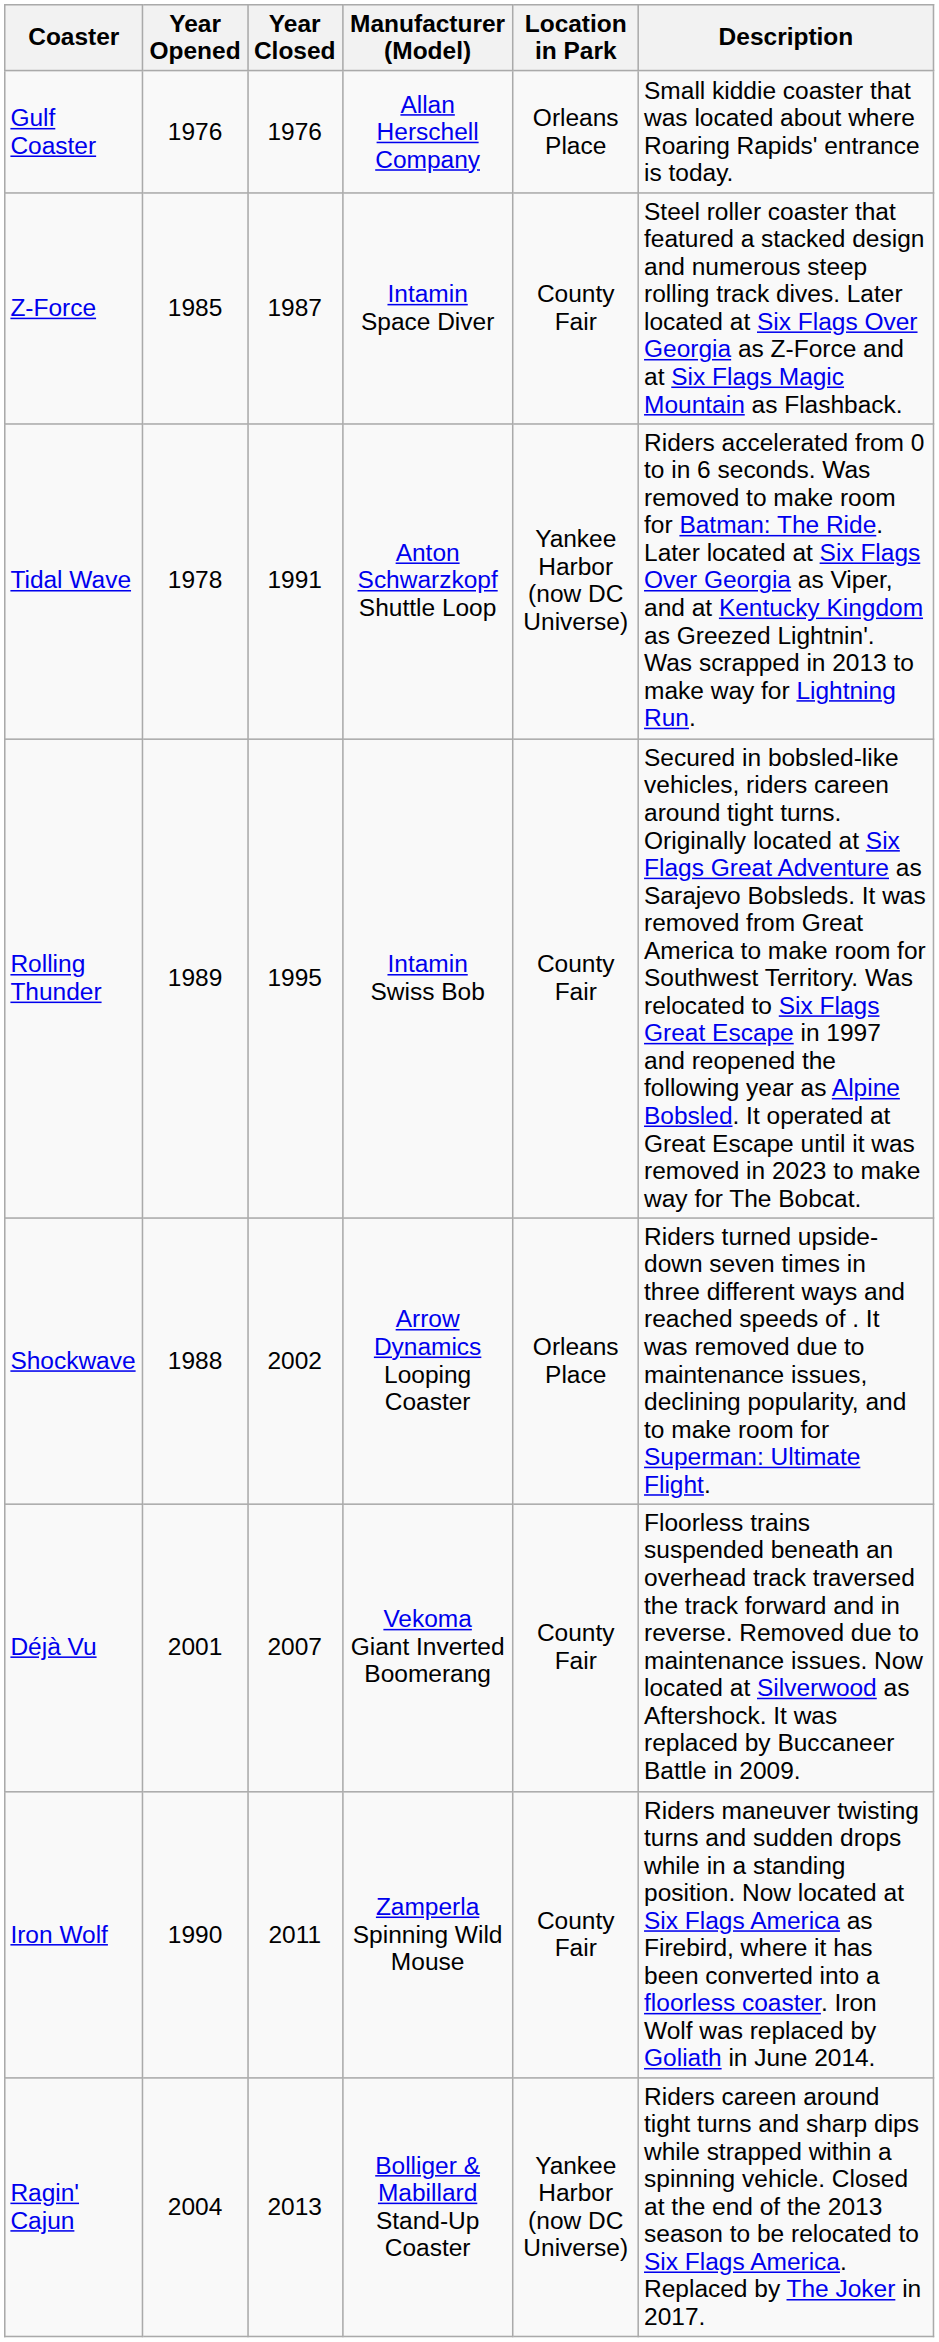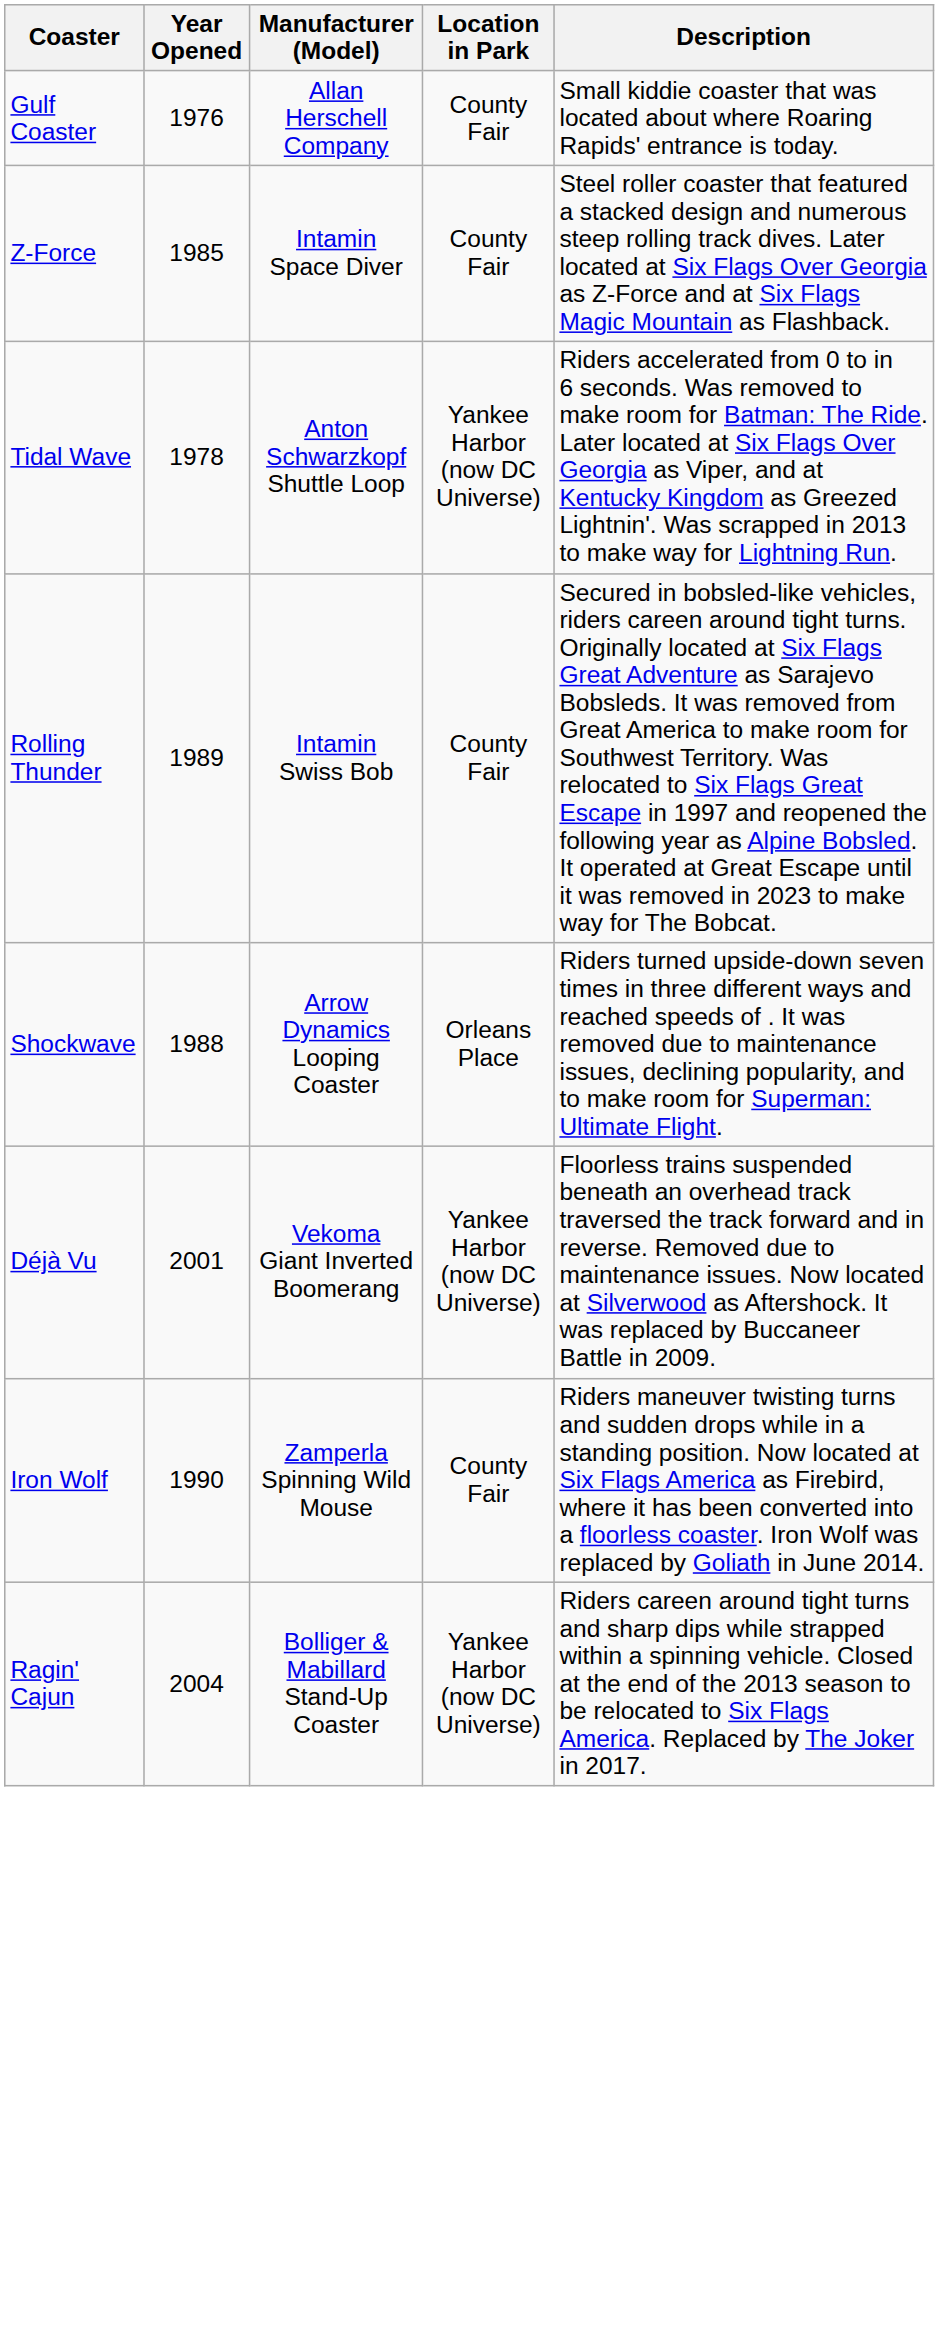- column: (295, 37)
(576, 131) Orleans Place -> (488, 117) County Fair
(576, 1647) County Fair -> (488, 1262) Yankee Harbor (now DC Universe)
